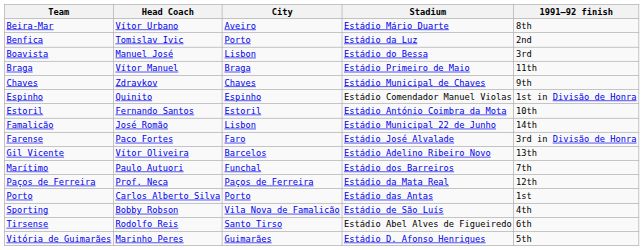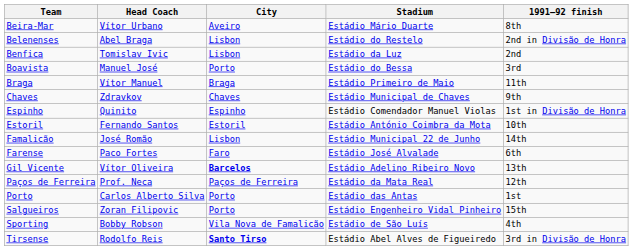+ row: (33, 40)
(238, 40) Porto -> (224, 54) Lisbon
(240, 54) Lisbon -> (222, 68) Porto
(576, 139) 3rd in Divisão de Honra -> (513, 153) 6th
(245, 153) normal -> (230, 168) bold
- row: (27, 168)
+ row: (33, 210)
(253, 224) normal -> (238, 239) bold
(524, 224) 6th -> (566, 239) 3rd in Divisão de Honra
- row: (59, 239)
